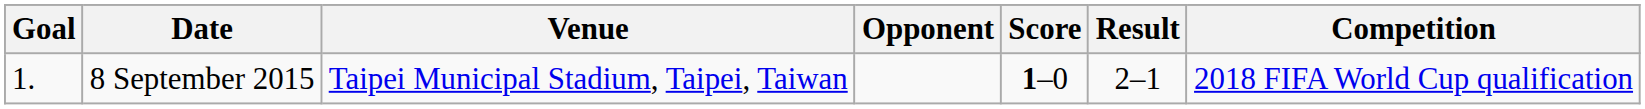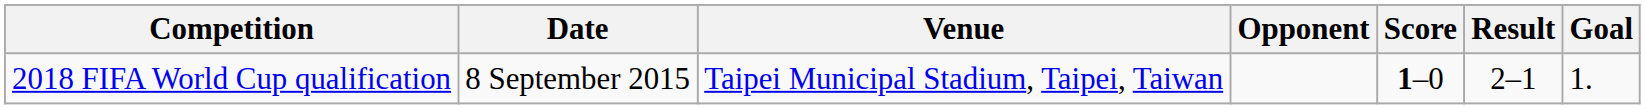columns swapped: (44, 28) <-> (1414, 28)
